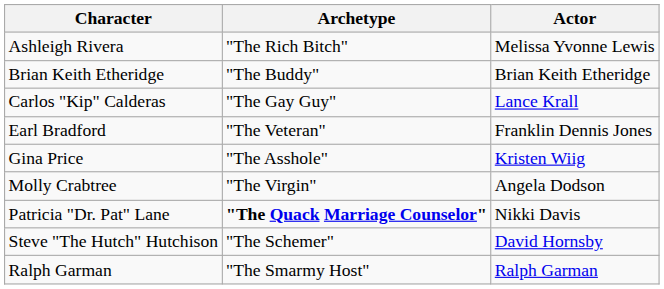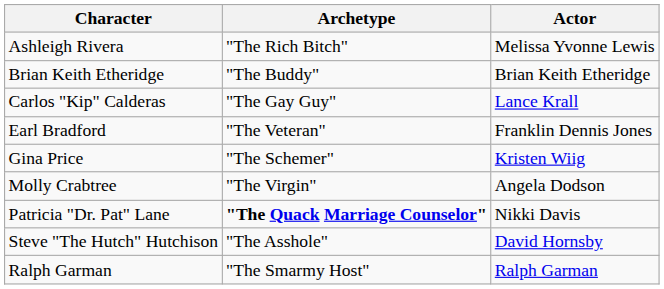(277, 158) "The Asshole" -> (280, 158) "The Schemer"
(280, 241) "The Schemer" -> (277, 241) "The Asshole"
